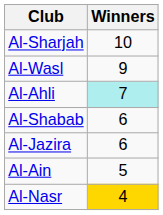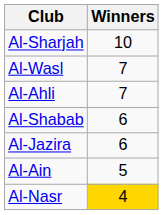(123, 68) 9 -> (123, 68) 7
(123, 94) paleturquoise background -> (123, 94) no background
